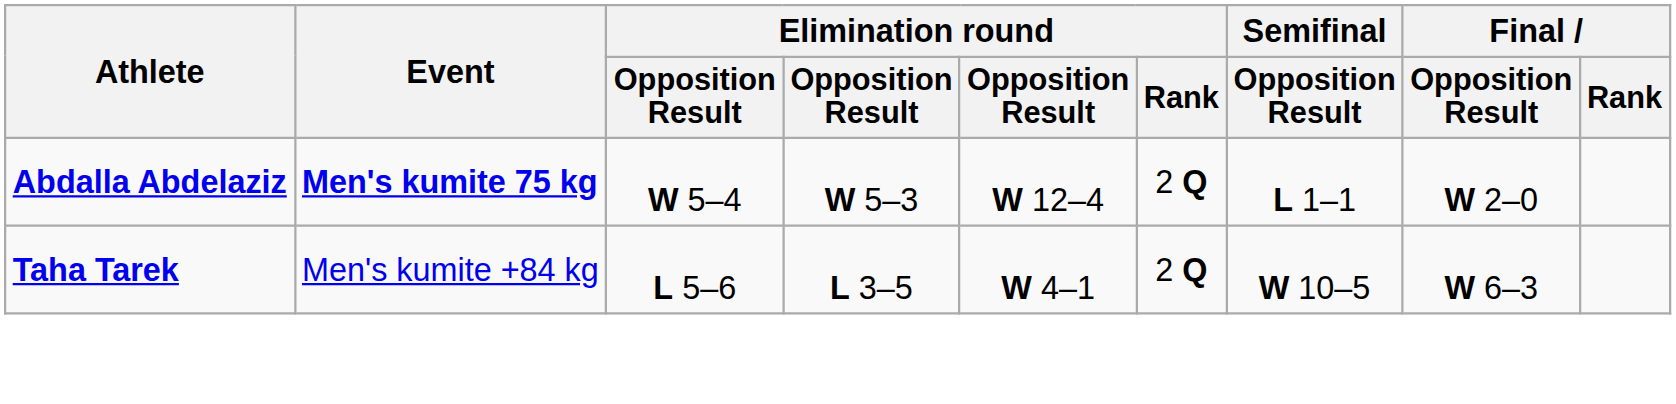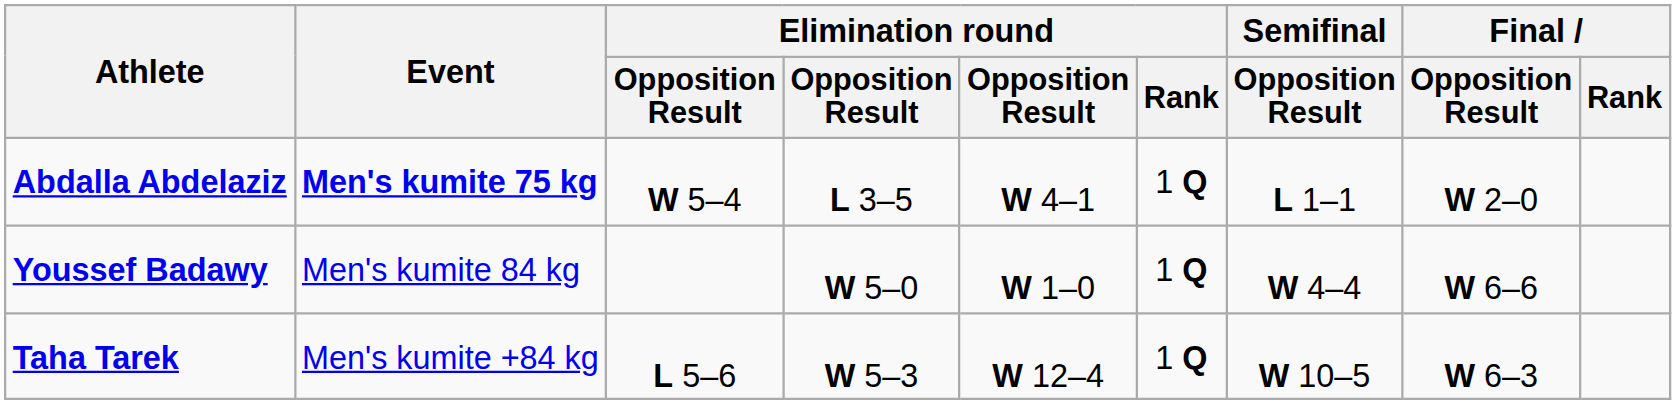(871, 200) W 5–3 -> (871, 200) L 3–5
(1048, 200) W 12–4 -> (1048, 200) W 4–1
(1181, 182) 2 Q -> (1181, 182) 1 Q
+ row: (140, 270)
(871, 288) L 3–5 -> (871, 375) W 5–3
(1048, 288) W 4–1 -> (1048, 375) W 12–4
(1181, 270) 2 Q -> (1181, 357) 1 Q
